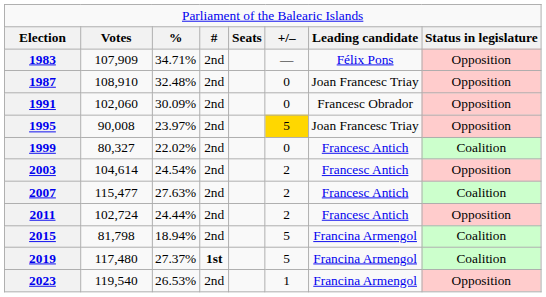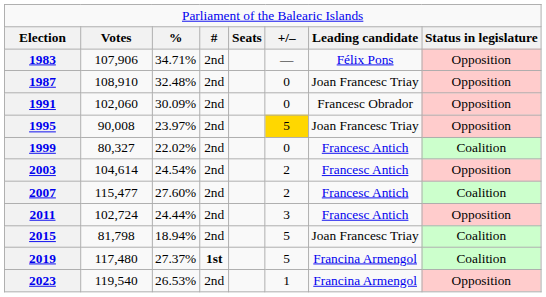(116, 60) 107,909 -> (116, 60) 107,906
(176, 192) 27.63% -> (176, 192) 27.60%
(287, 214) 2 -> (287, 214) 3
(365, 236) Francina Armengol -> (365, 236) Joan Francesc Triay
